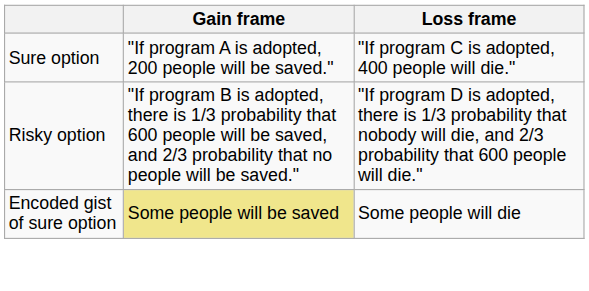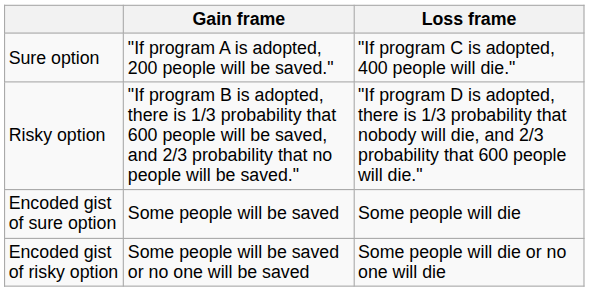(233, 213) khaki background -> (233, 213) no background
+ row: (63, 261)
